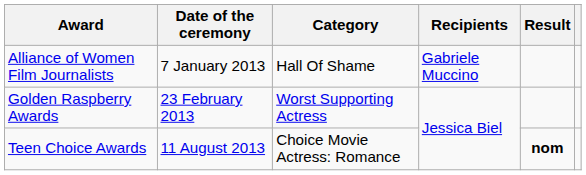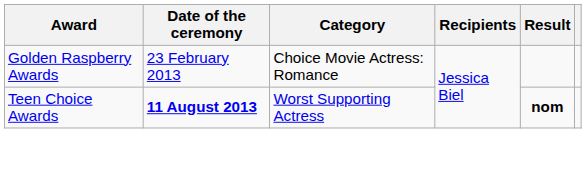- row: (71, 66)
(335, 107) Worst Supporting Actress -> (349, 66) Choice Movie Actress: Romance
(213, 148) normal -> (202, 107) bold
(338, 148) Choice Movie Actress: Romance -> (332, 107) Worst Supporting Actress
